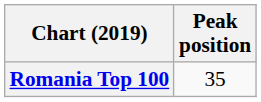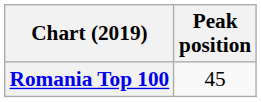(215, 79) 35 -> (215, 79) 45
